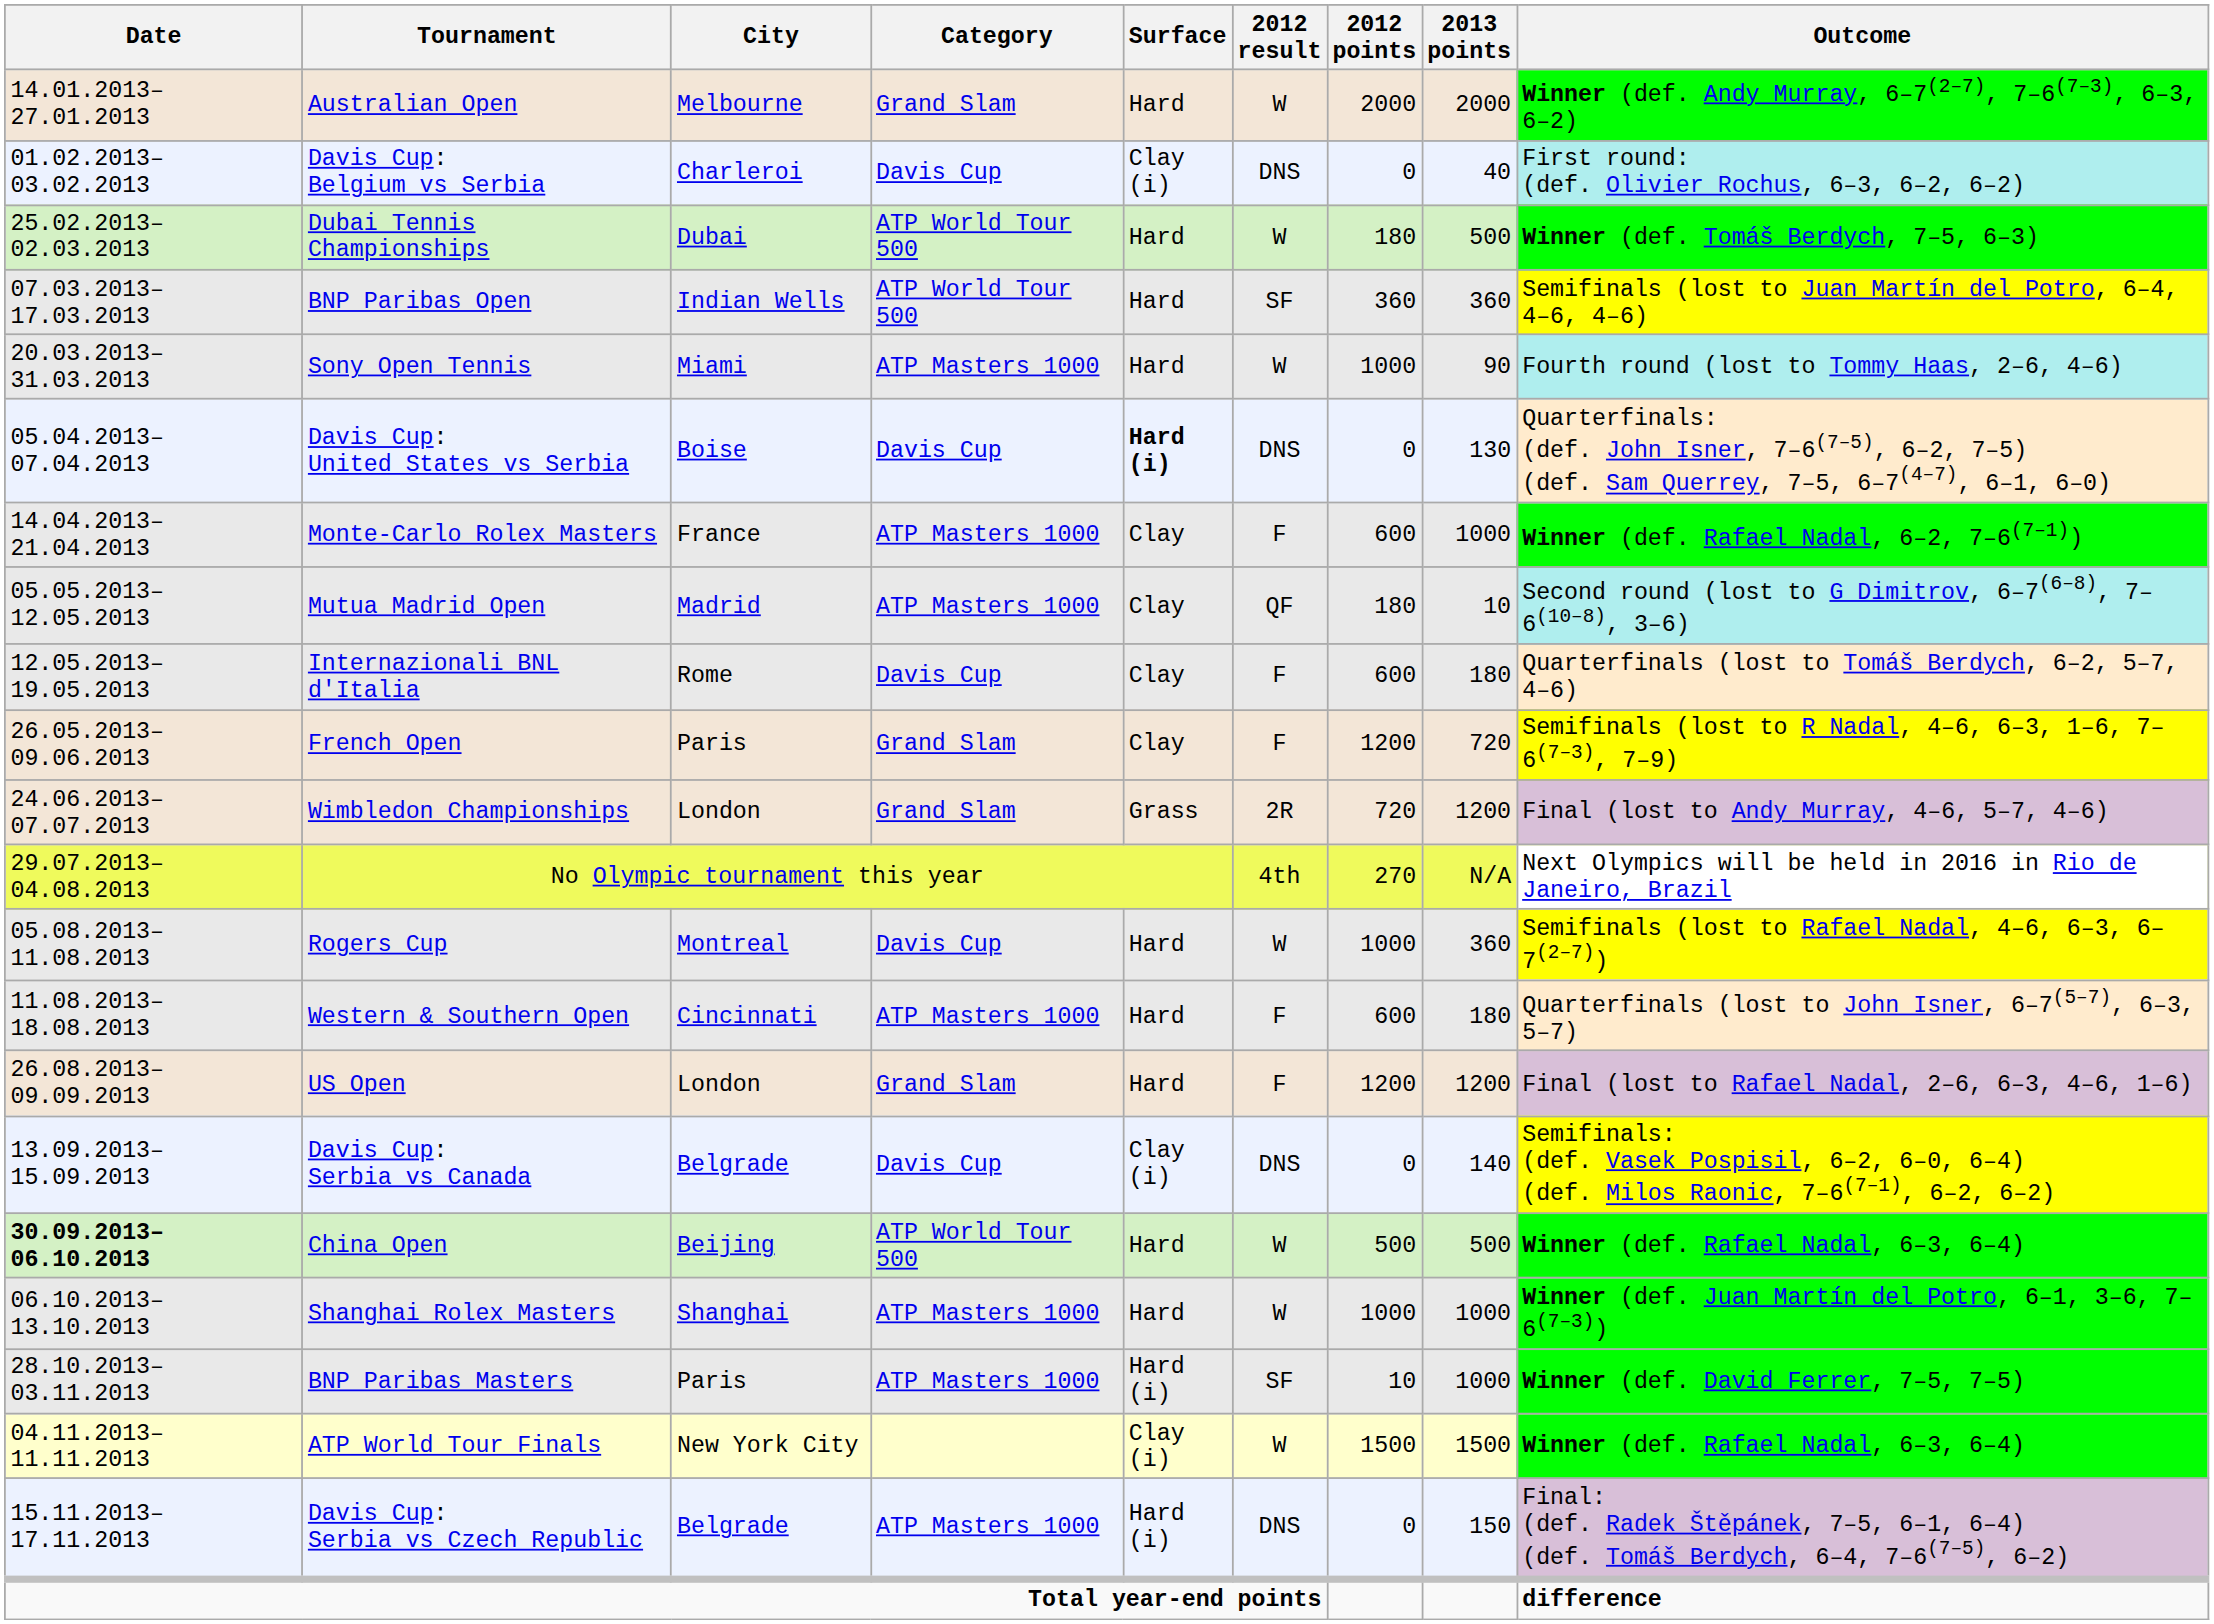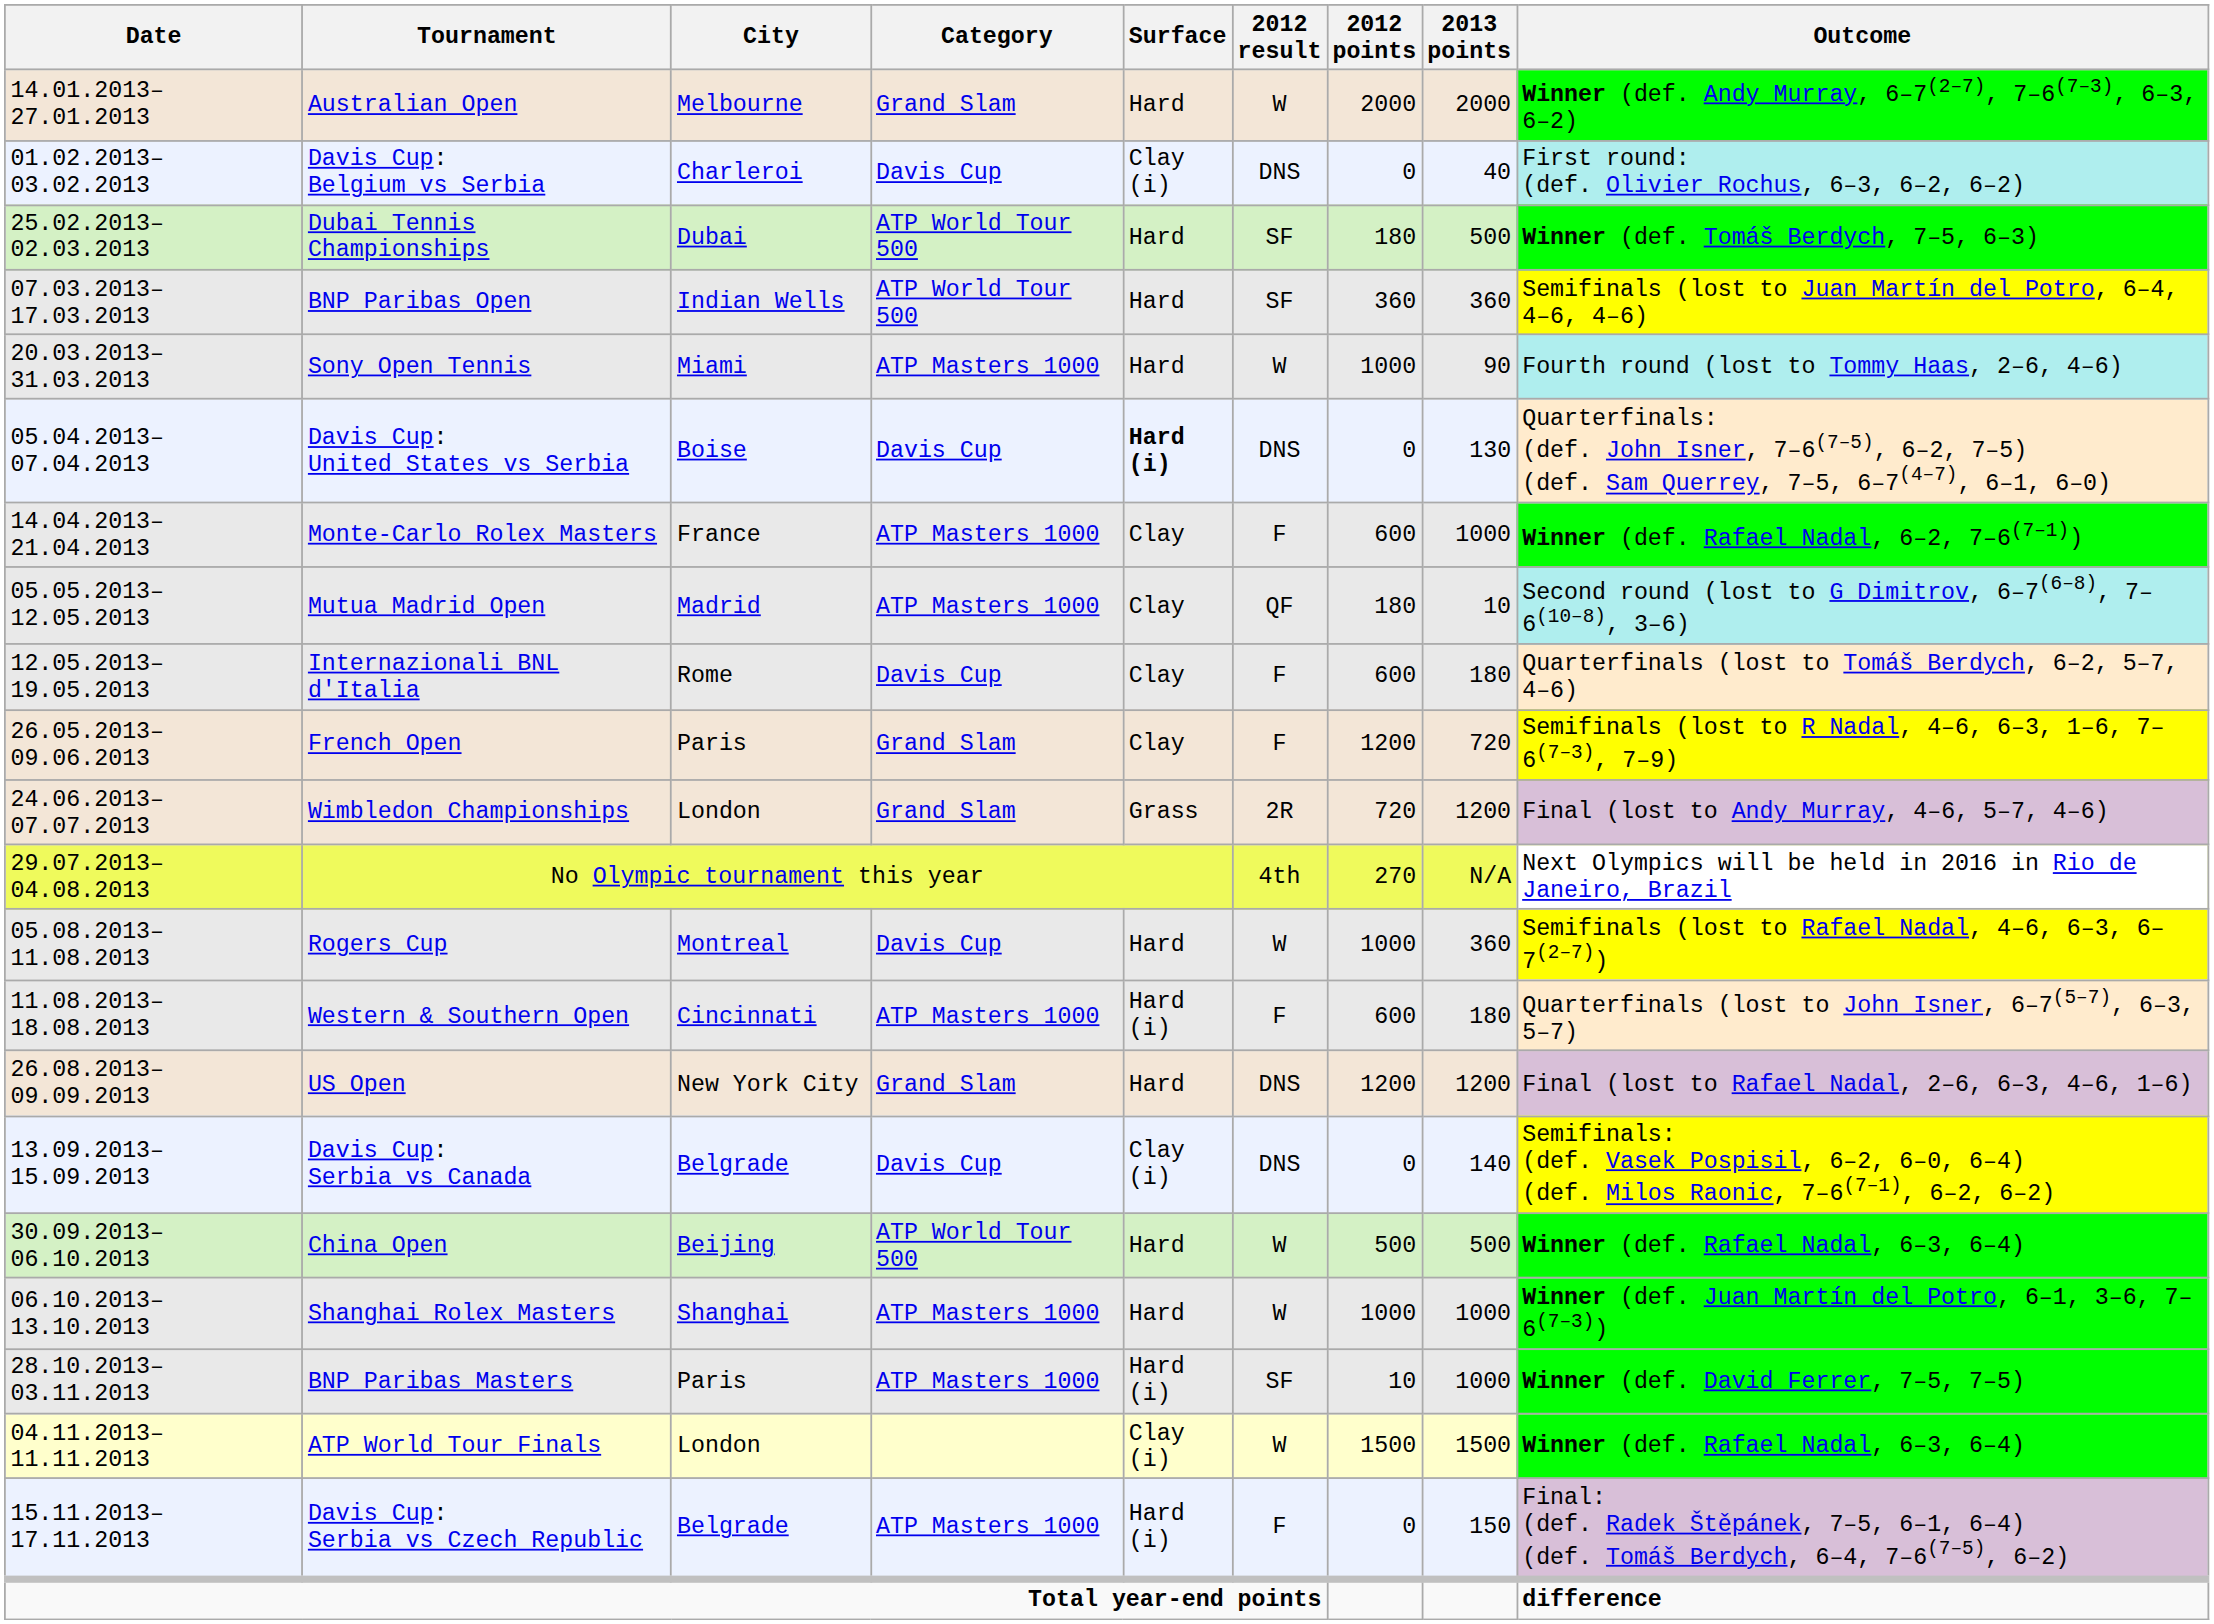(1279, 238) W -> (1279, 238) SF
(1157, 1016) Hard -> (1157, 1016) Hard (i)
(719, 1083) London -> (768, 1083) New York City
(1279, 1083) F -> (1279, 1083) DNS
(87, 1246) bold -> (87, 1246) normal
(768, 1446) New York City -> (719, 1446) London
(1279, 1527) DNS -> (1279, 1527) F
